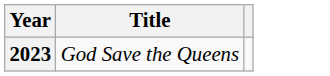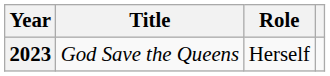+ column: (279, 20)
